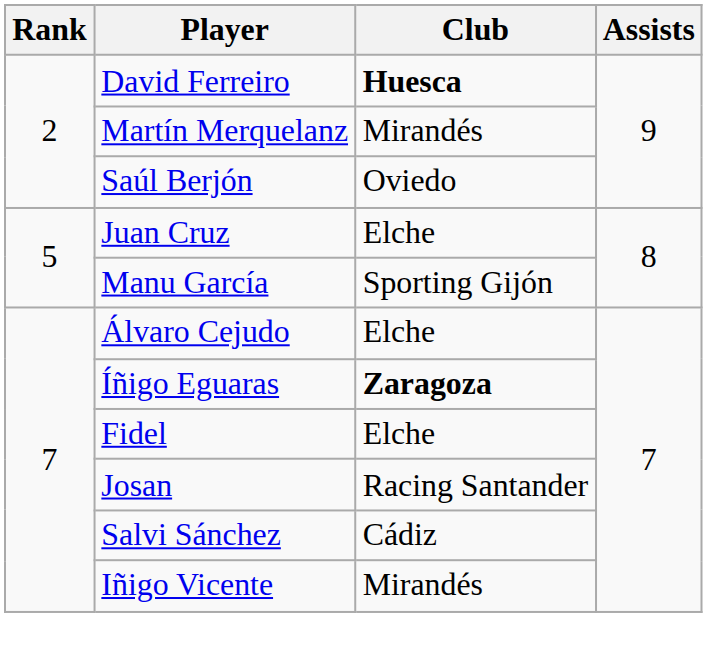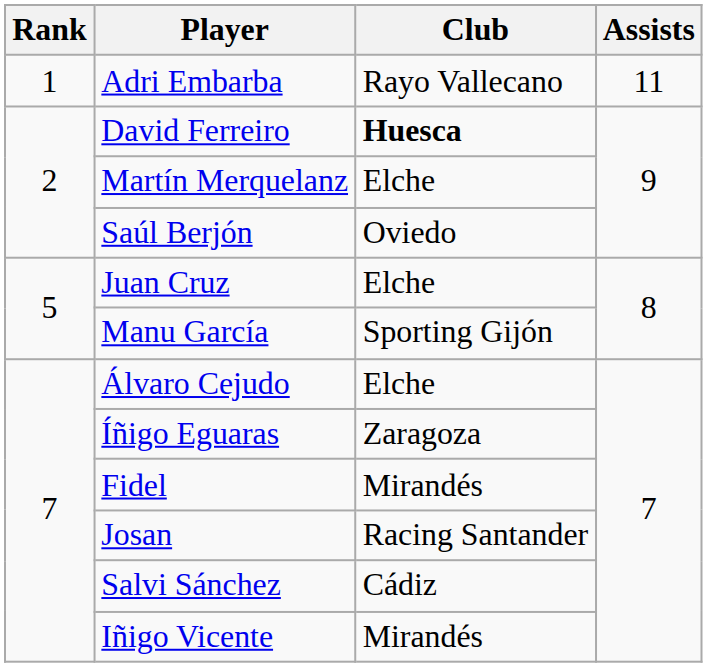+ row: (192, 80)
(423, 130) Mirandés -> (399, 181) Elche
(427, 383) bold -> (422, 433) normal
(399, 433) Elche -> (423, 484) Mirandés
